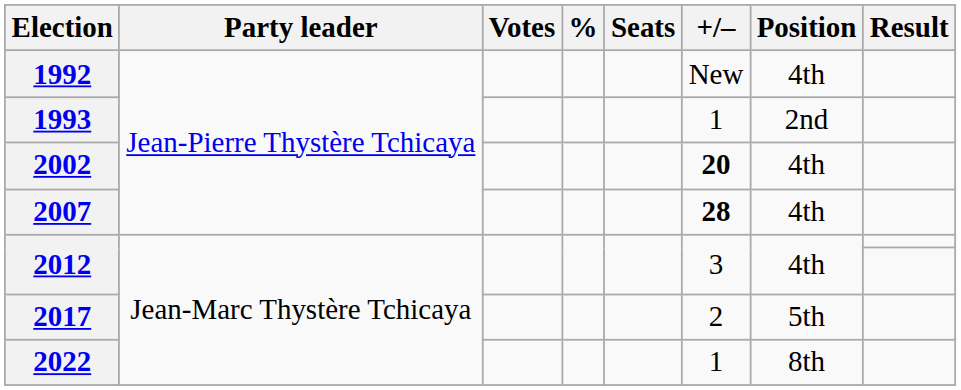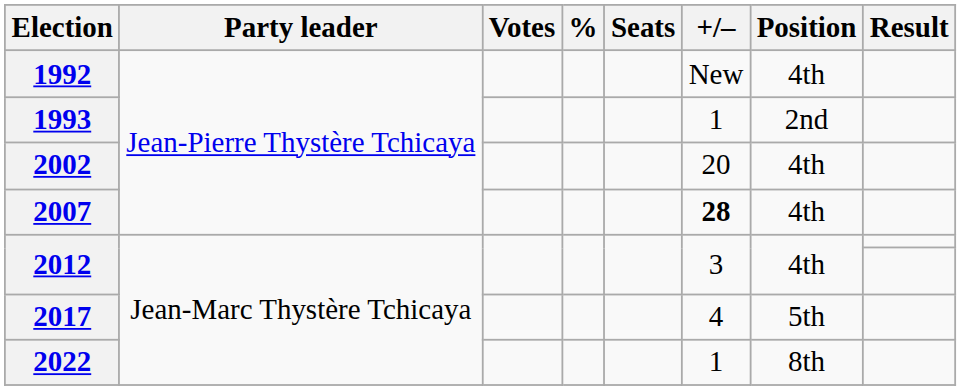(716, 165) bold -> (716, 165) normal
(716, 316) 2 -> (716, 316) 4
